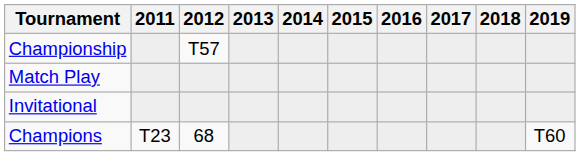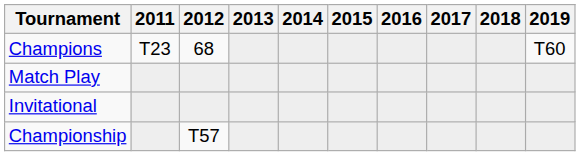rows swapped: (68, 48) <-> (55, 135)
